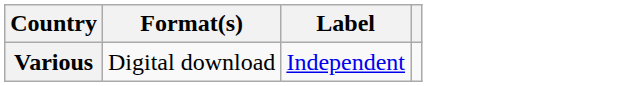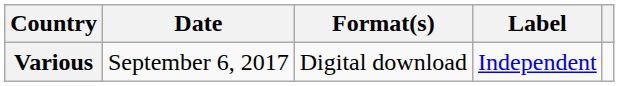+ column: (198, 23)
